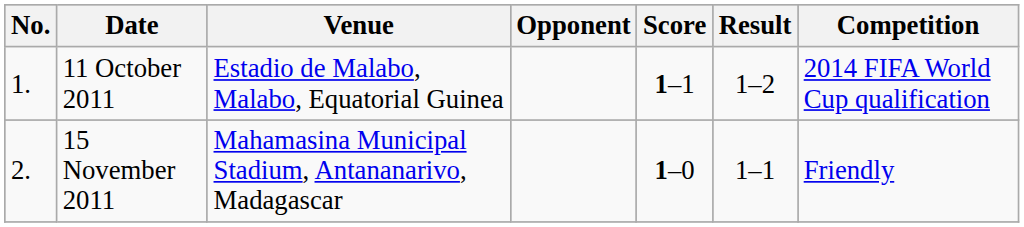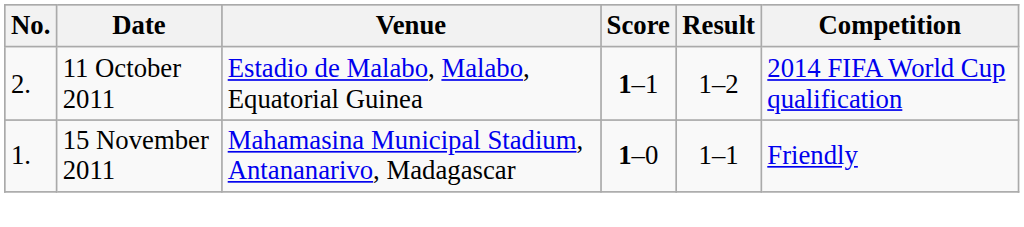- column: (573, 25)
(21, 83) 1. -> (21, 83) 2.
(21, 170) 2. -> (21, 155) 1.
